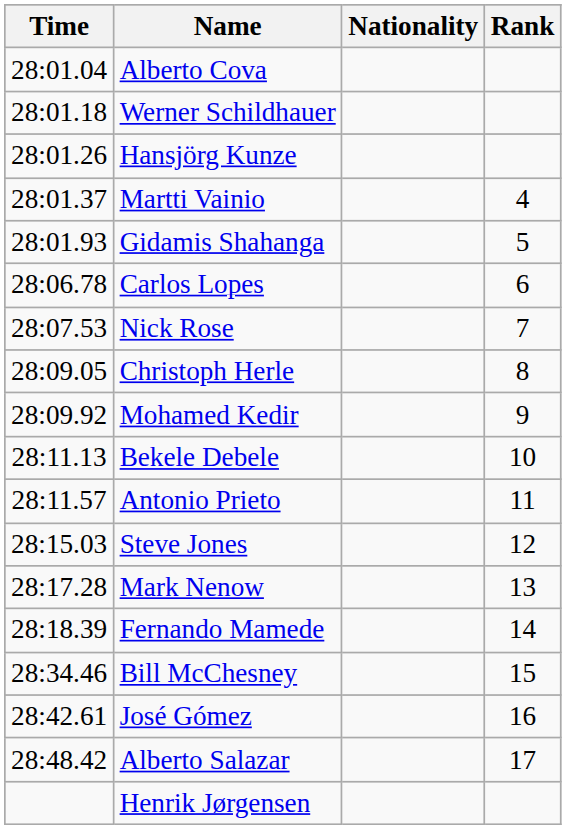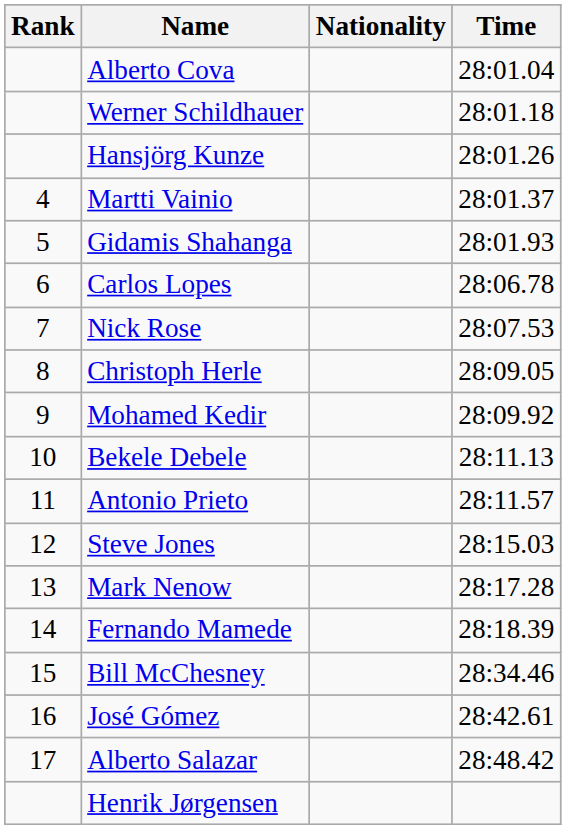columns swapped: (523, 26) <-> (59, 26)
